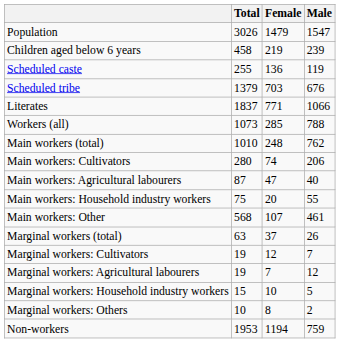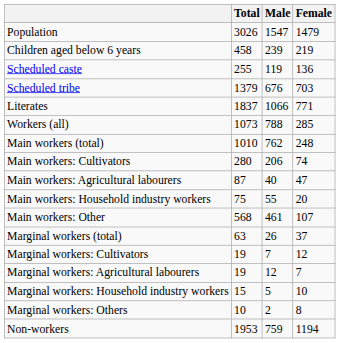columns swapped: (319, 13) <-> (283, 13)
